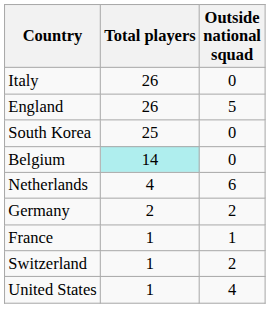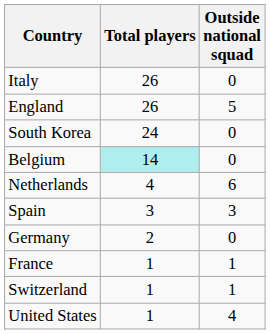(150, 133) 25 -> (150, 133) 24
+ row: (27, 211)
(232, 211) 2 -> (232, 237) 0
(232, 263) 2 -> (232, 289) 1
